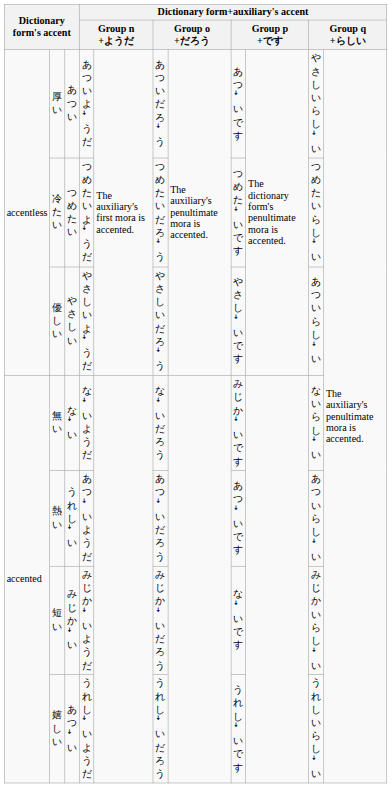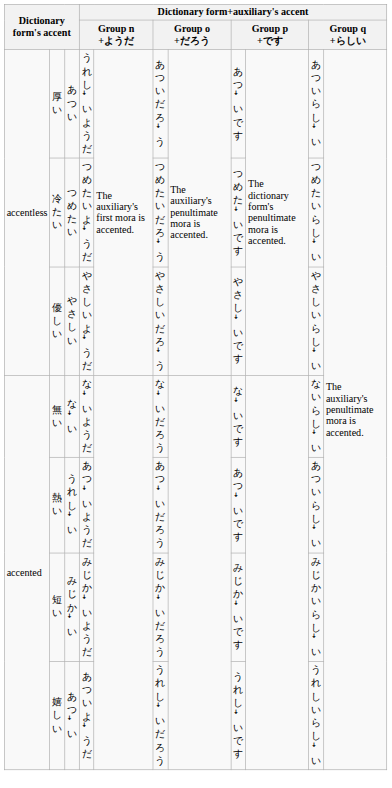(87, 103) あついよꜜうだ -> (87, 103) うれしꜜいようだ
(316, 103) やさしいらしꜜい -> (316, 103) あついらしꜜい
(316, 320) あついらしꜜい -> (316, 320) やさしいらしꜜい
(238, 422) みじかꜜいです -> (238, 416) なꜜいです
(238, 620) なꜜいです -> (238, 606) みじかꜜいです
(87, 728) うれしꜜいようだ -> (87, 715) あついよꜜうだ
